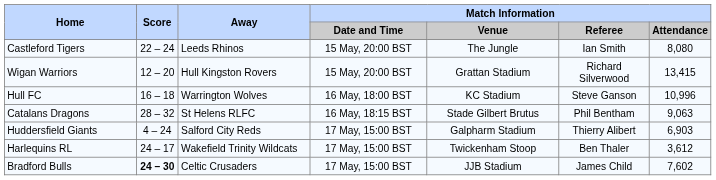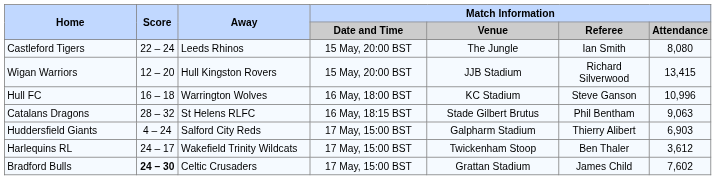(493, 72) Grattan Stadium -> (493, 72) JJB Stadium
(493, 166) JJB Stadium -> (493, 166) Grattan Stadium
